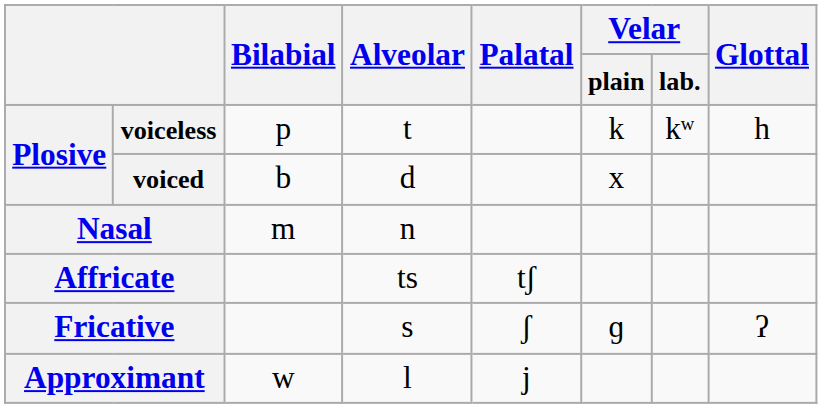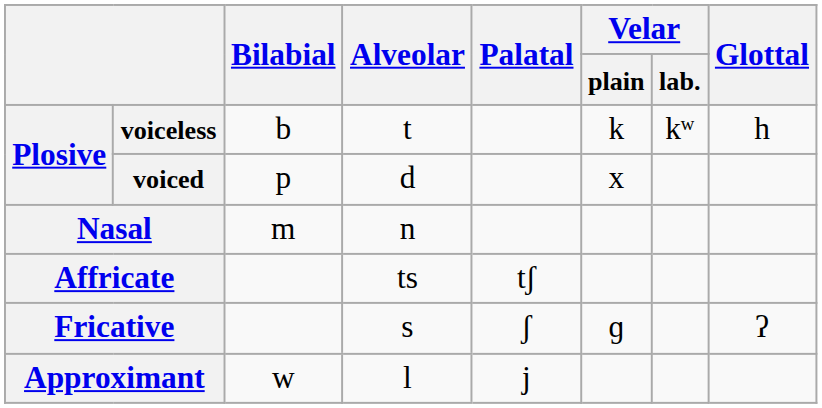(283, 128) p -> (283, 128) b
(283, 178) b -> (283, 178) p
